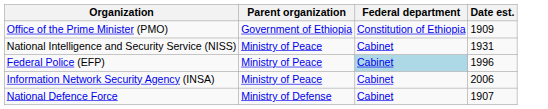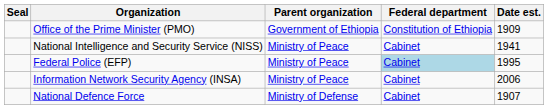+ column: (18, 12)
(482, 46) 1931 -> (509, 46) 1941
(482, 63) 1996 -> (509, 63) 1995
